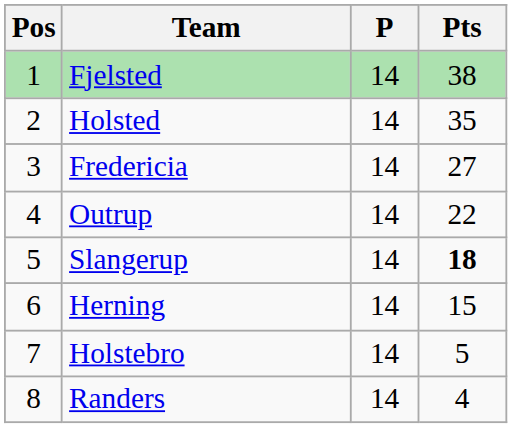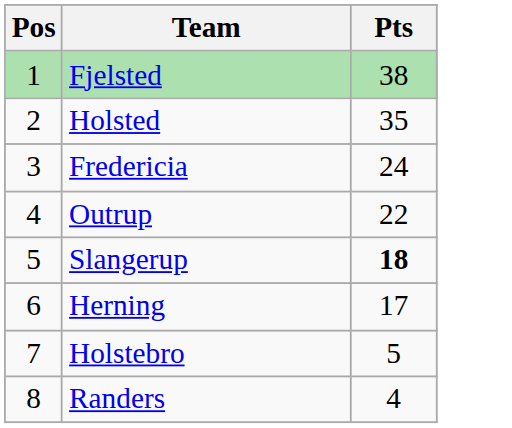- column: (385, 27)
(462, 167) 27 -> (394, 167) 24
(462, 306) 15 -> (394, 306) 17
